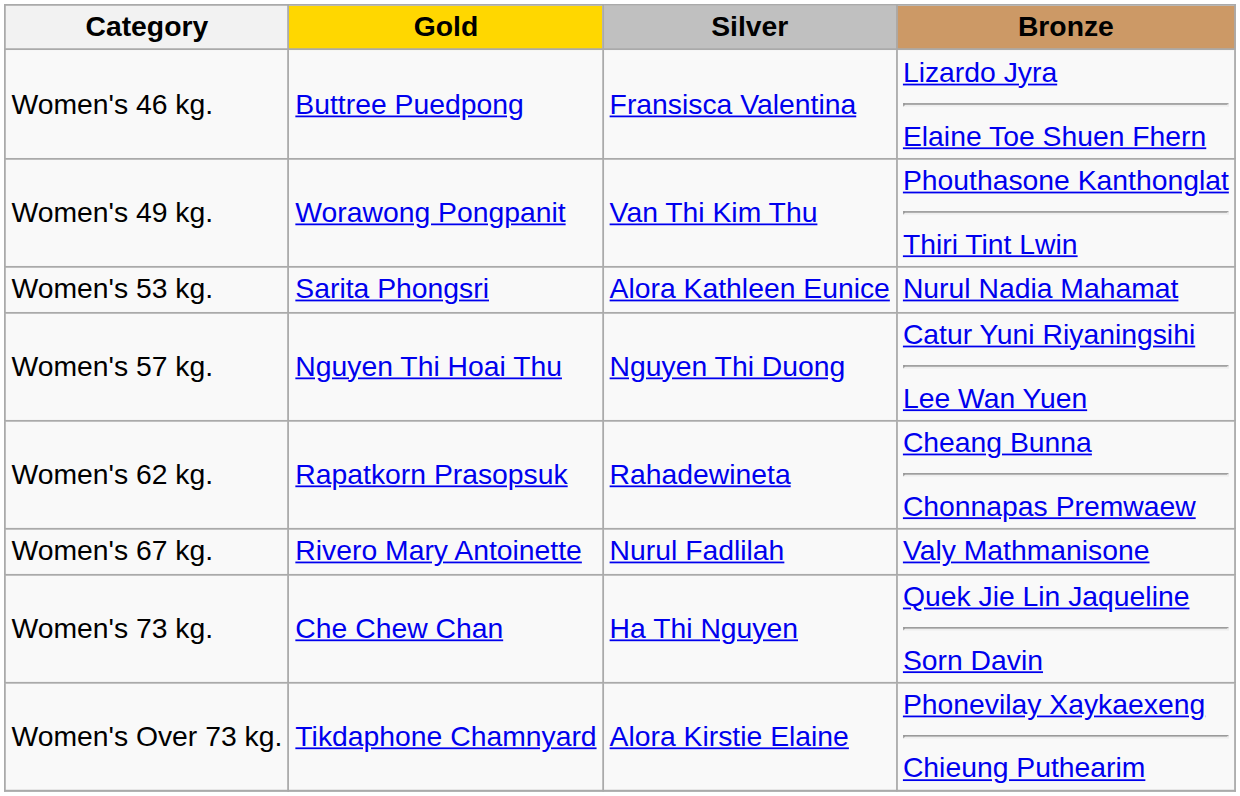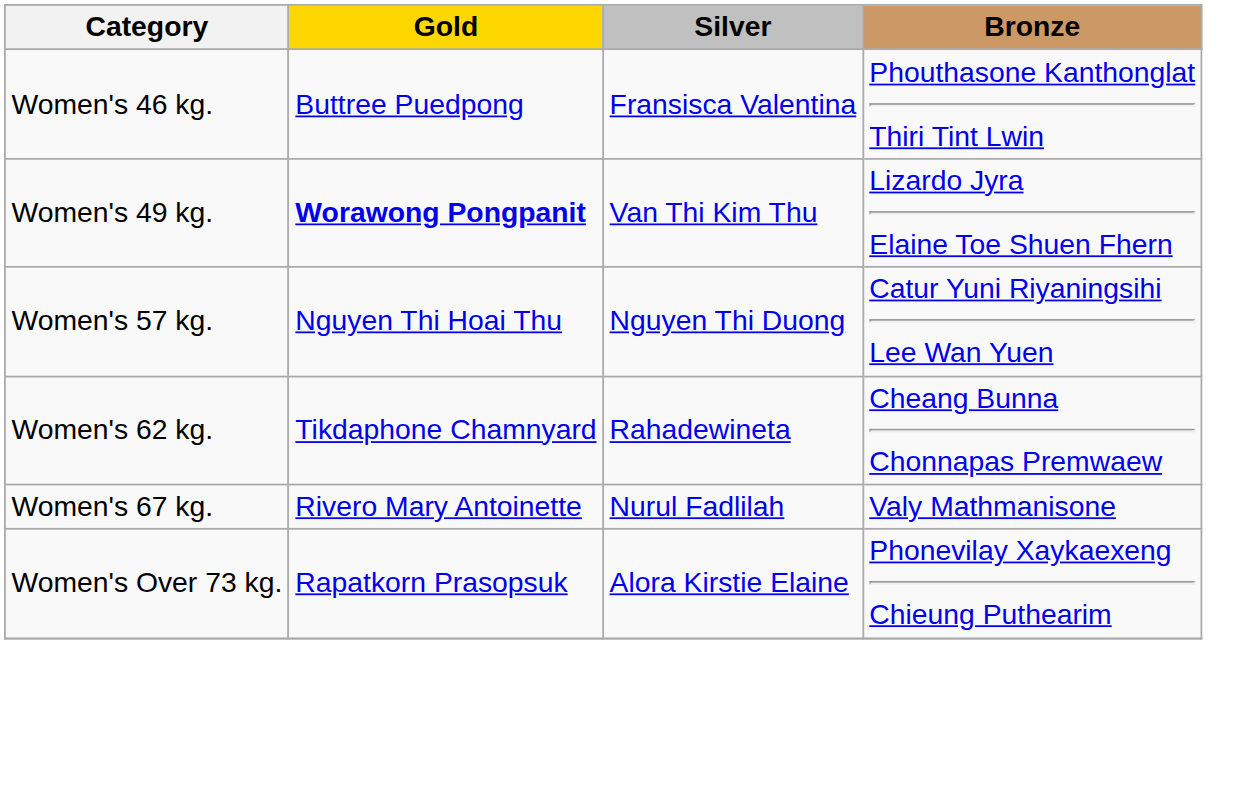(1066, 103) Lizardo Jyra Elaine Toe Shuen Fhern -> (1032, 103) Phouthasone Kanthonglat Thiri Tint Lwin
(431, 212) normal -> (441, 212) bold
(1066, 212) Phouthasone Kanthonglat Thiri Tint Lwin -> (1032, 212) Lizardo Jyra Elaine Toe Shuen Fhern
- row: (112, 289)
(432, 474) Rapatkorn Prasopsuk -> (446, 429) Tikdaphone Chamnyard
- row: (112, 628)
(446, 736) Tikdaphone Chamnyard -> (432, 583) Rapatkorn Prasopsuk
